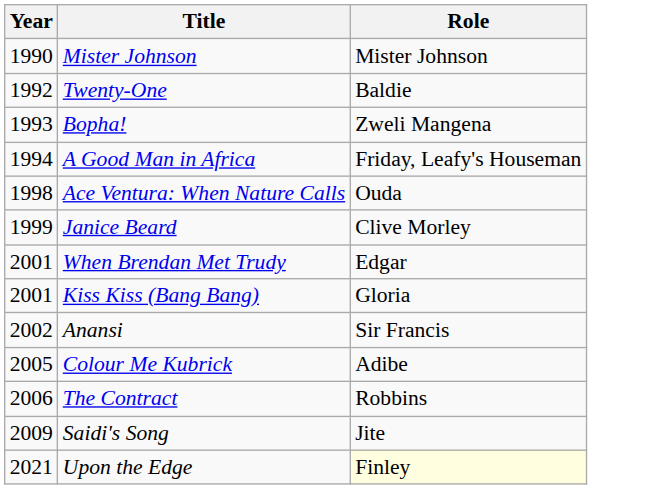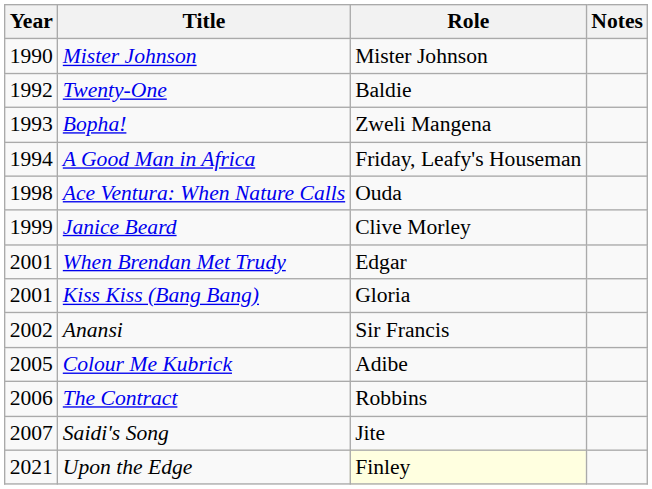+ column: (617, 21)
(31, 432) 2009 -> (31, 432) 2007
